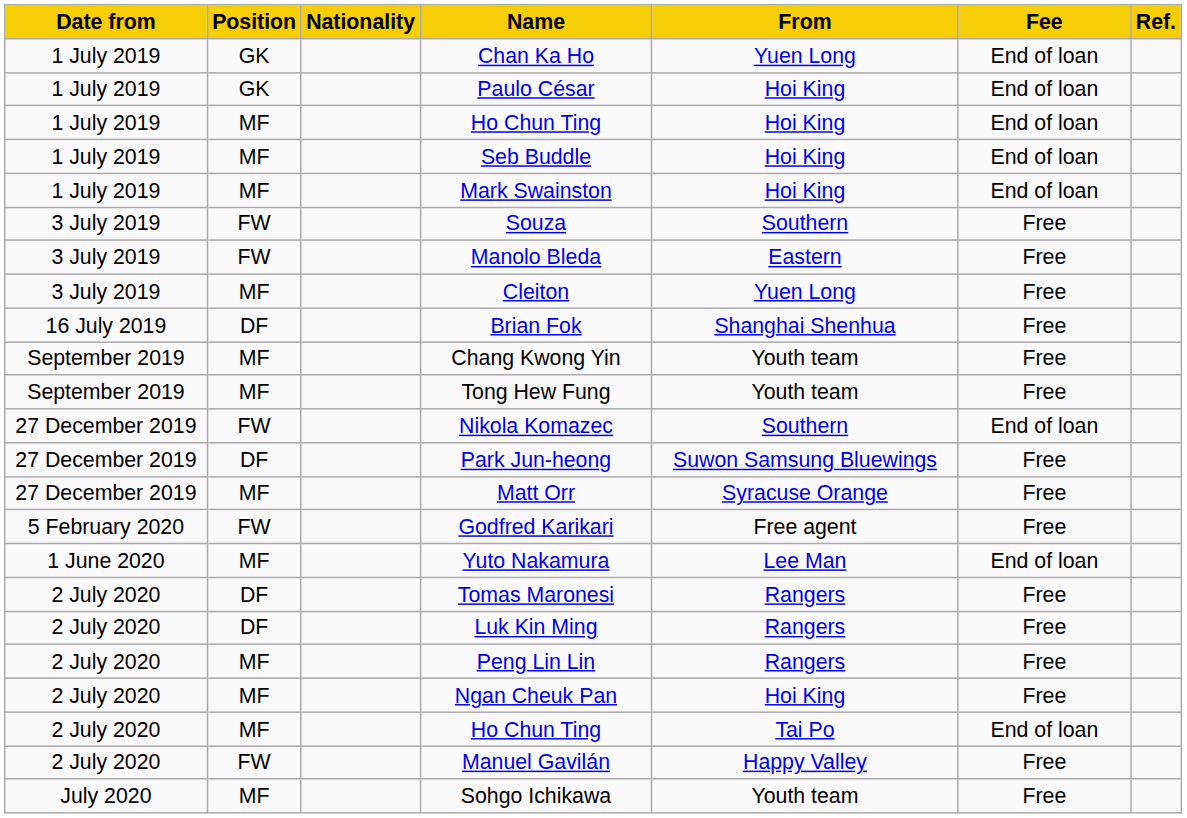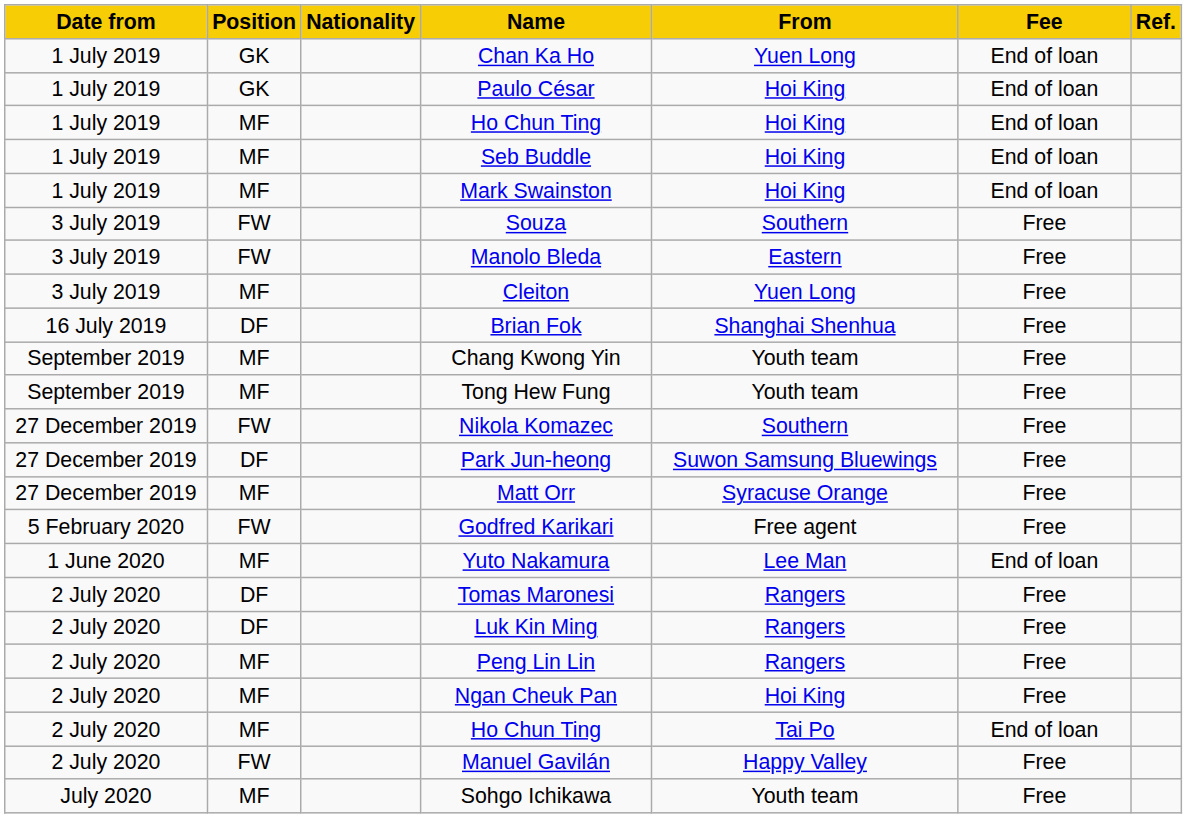(1044, 426) End of loan -> (1044, 426) Free
